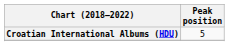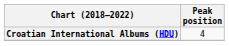(202, 34) 5 -> (202, 34) 4
